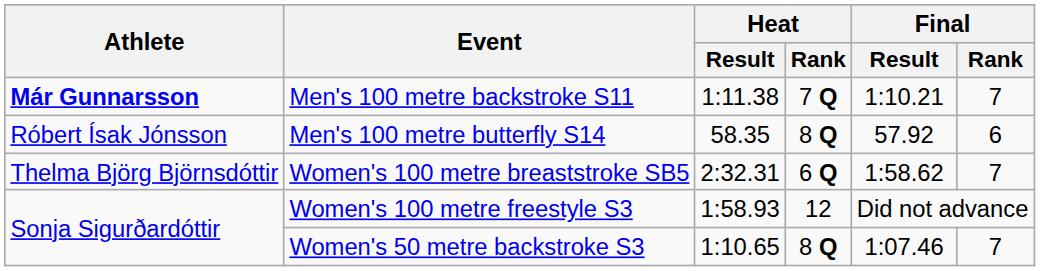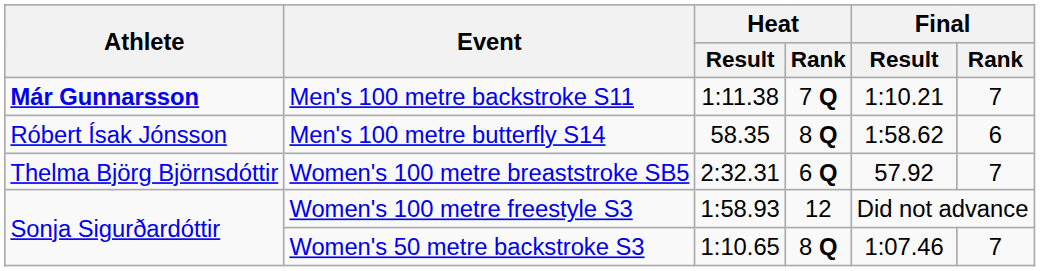(904, 134) 57.92 -> (904, 134) 1:58.62
(904, 172) 1:58.62 -> (904, 172) 57.92
